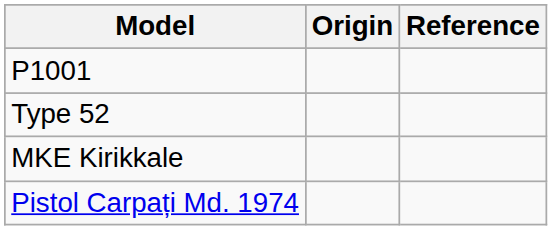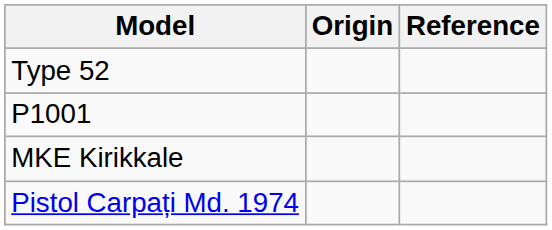rows swapped: (60, 114) <-> (51, 70)
